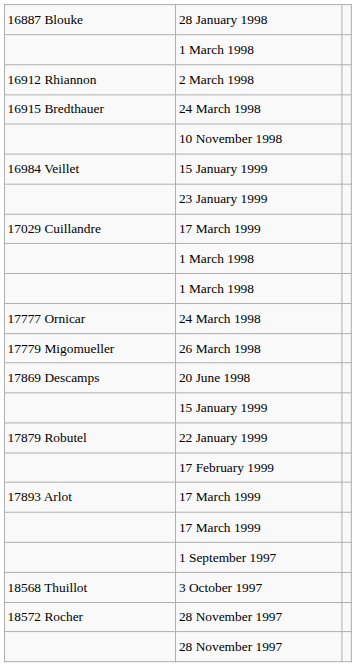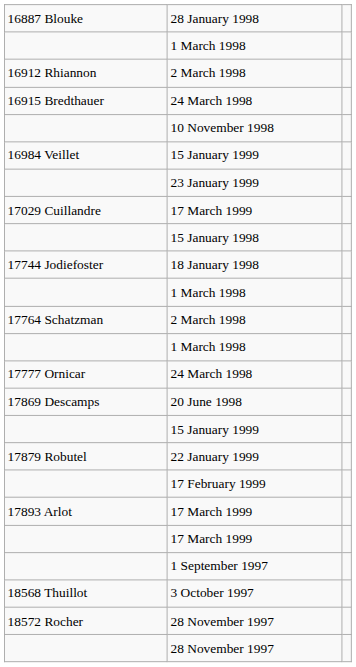+ row: (86, 238)
+ row: (55, 264)
+ row: (55, 319)
- row: (61, 348)
